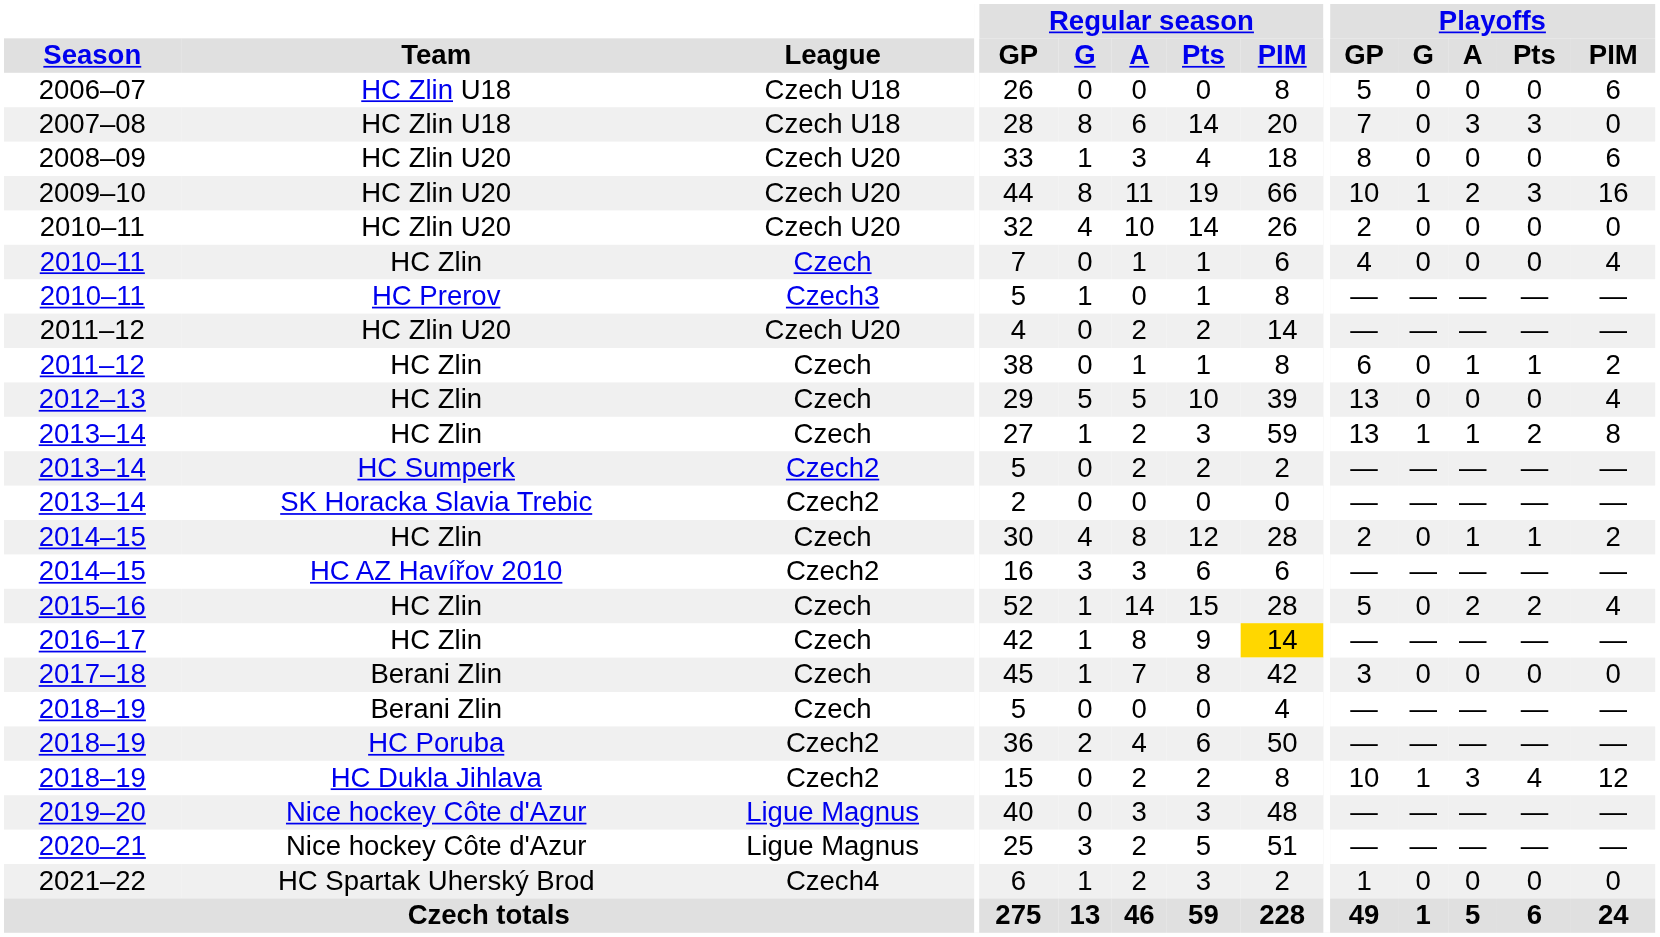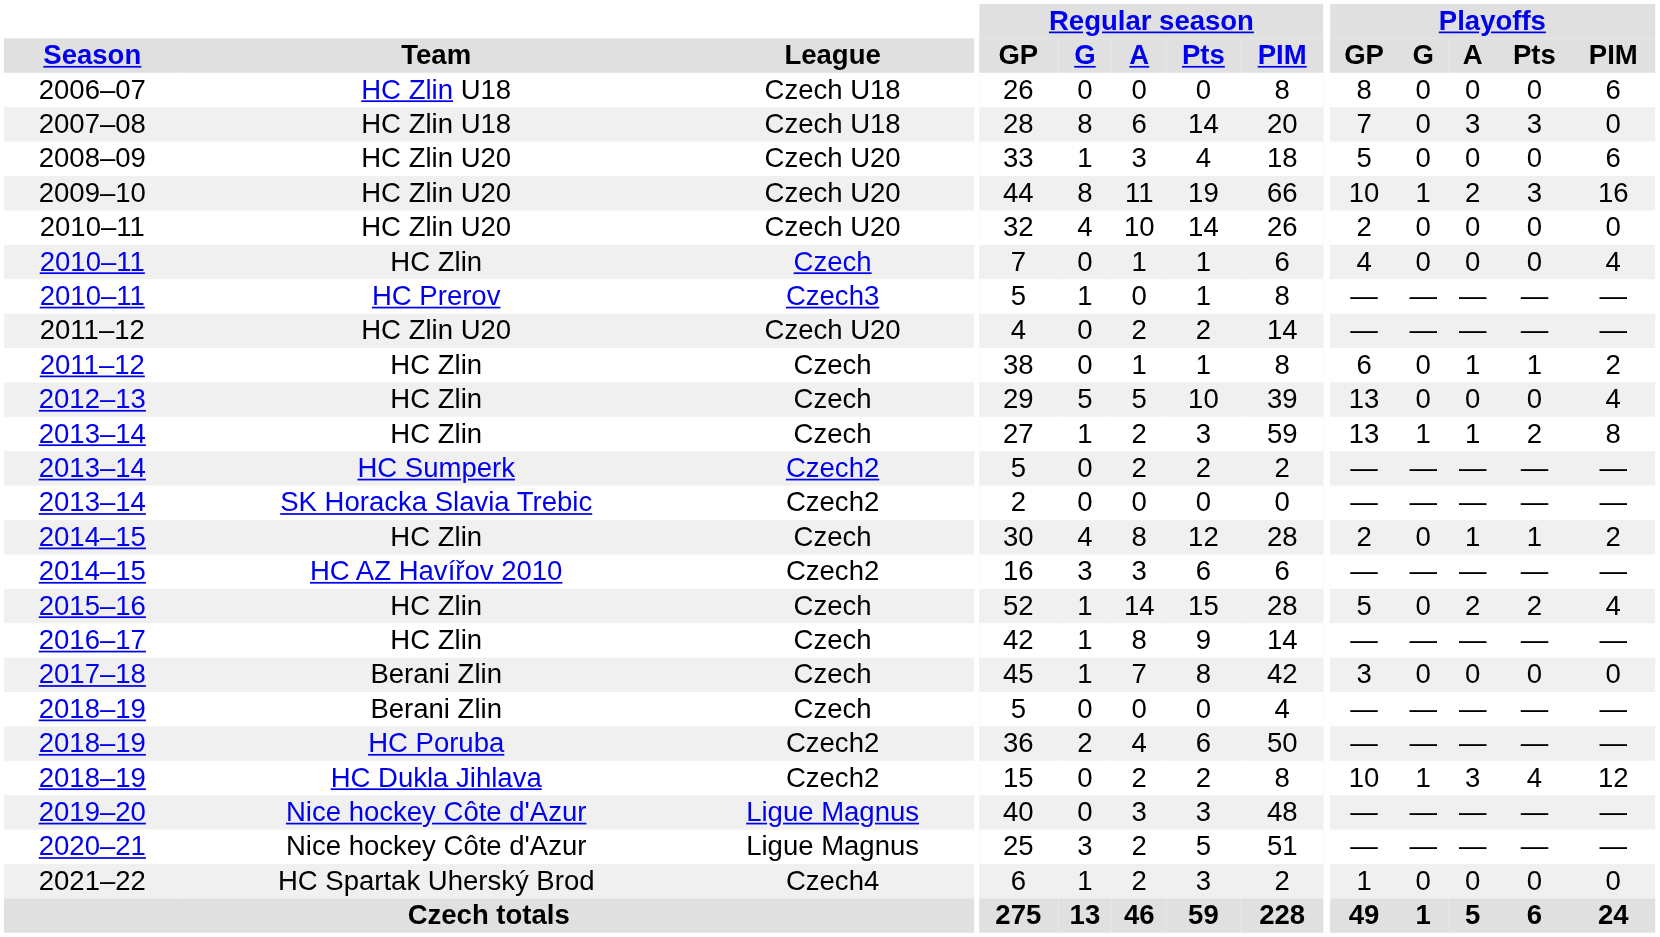(1364, 89) 5 -> (1364, 89) 8
(1364, 158) 8 -> (1364, 158) 5
(1282, 640) gold background -> (1282, 640) no background
